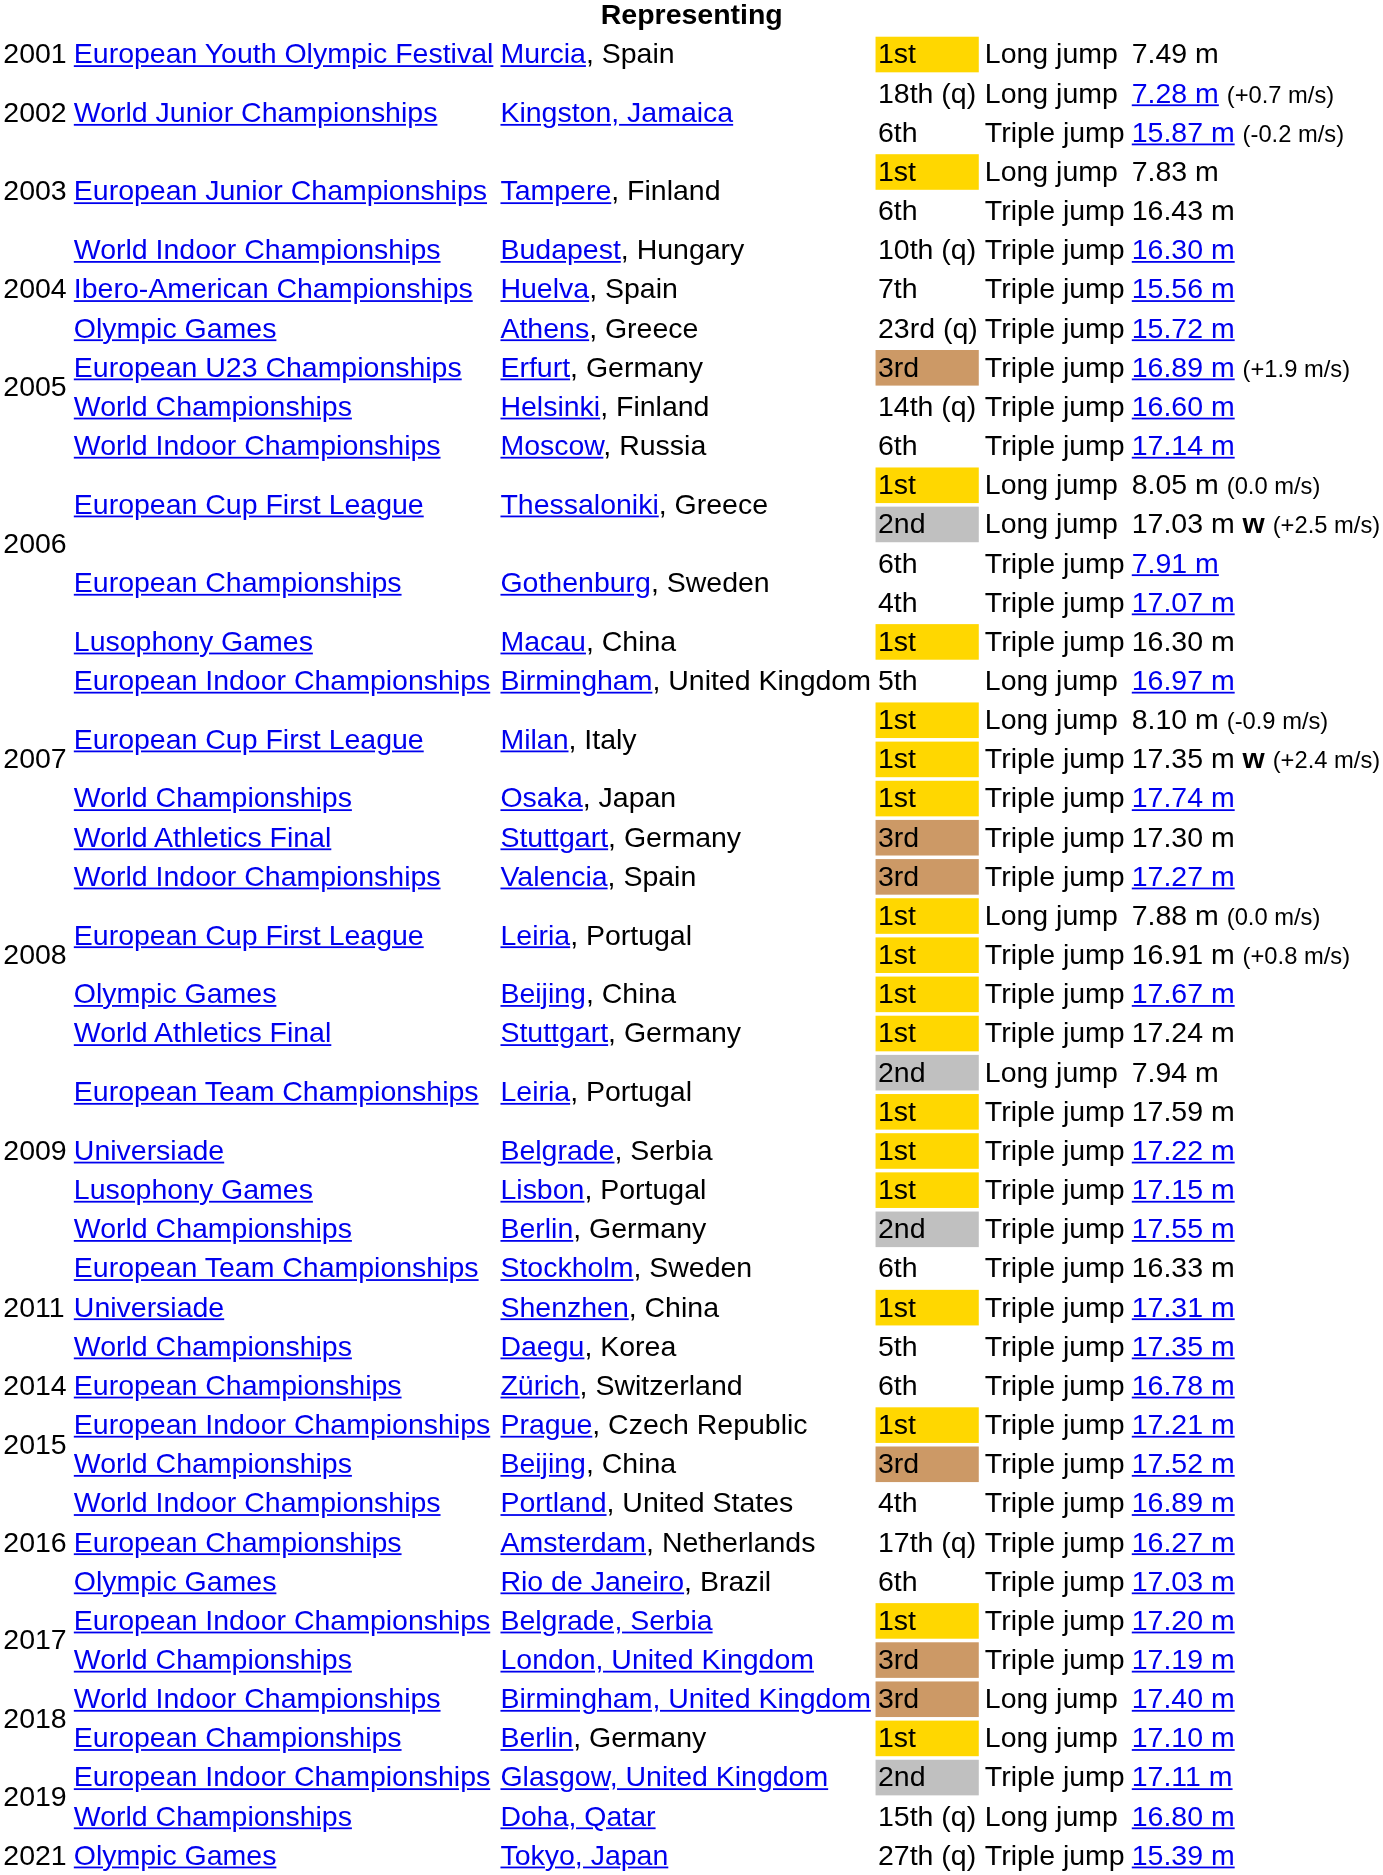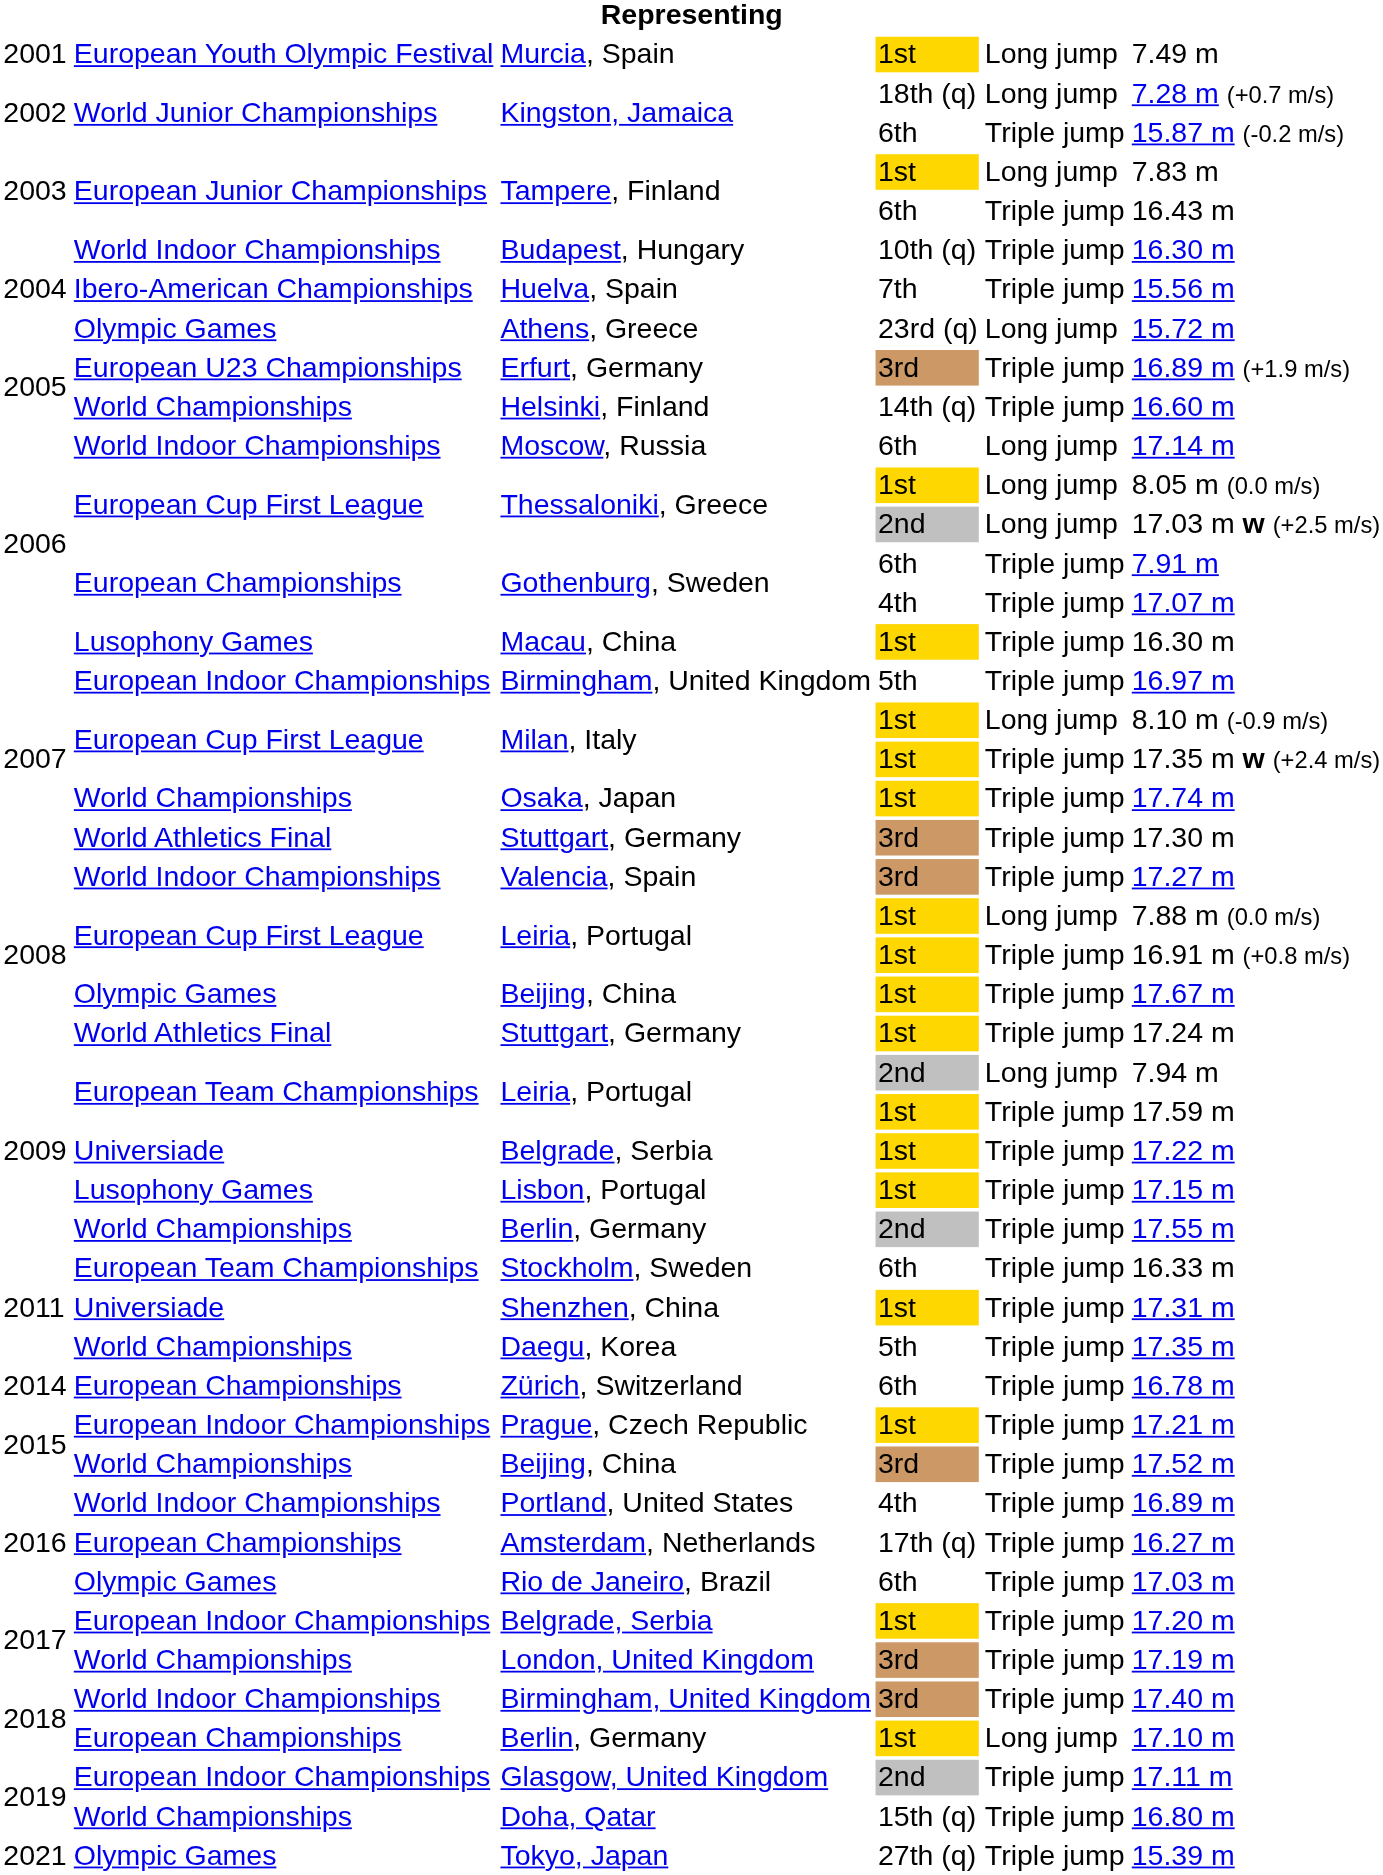(1055, 328) Triple jump -> (1051, 328) Long jump
(1055, 445) Triple jump -> (1051, 445) Long jump
(1051, 680) Long jump -> (1055, 680) Triple jump
(1051, 1698) Long jump -> (1055, 1698) Triple jump
(1051, 1816) Long jump -> (1055, 1816) Triple jump
